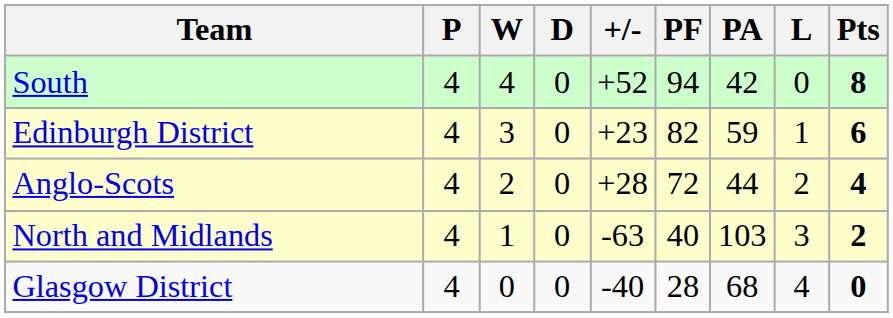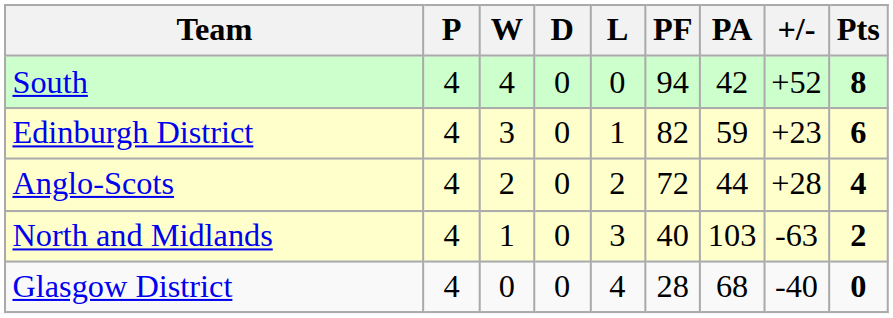columns swapped: (802, 30) <-> (623, 30)
